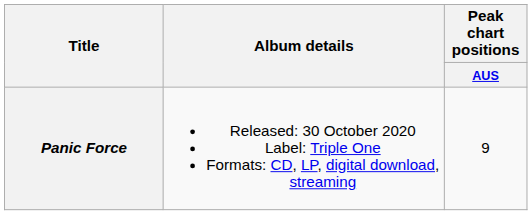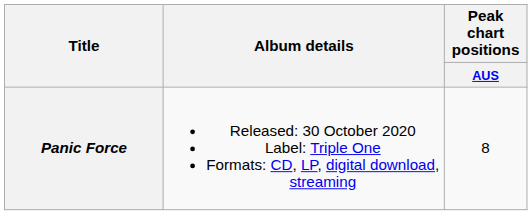(486, 148) 9 -> (486, 148) 8
